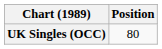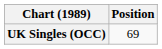(133, 34) 80 -> (133, 34) 69
